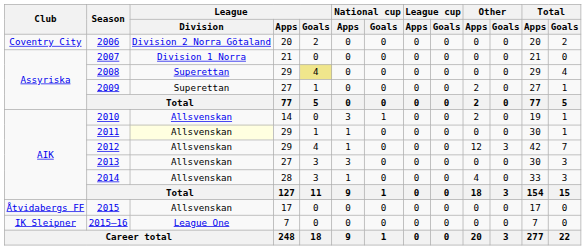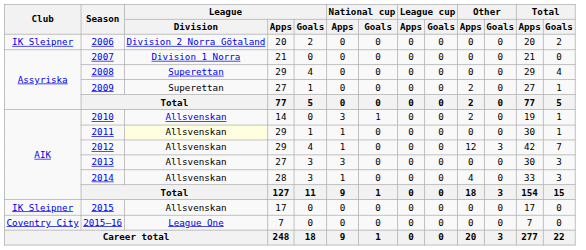(45, 42) Coventry City -> (43, 42) IK Sleipner
(316, 72) khaki background -> (310, 72) no background
(45, 207) Åtvidabergs FF -> (43, 207) IK Sleipner
(45, 222) IK Sleipner -> (43, 222) Coventry City
